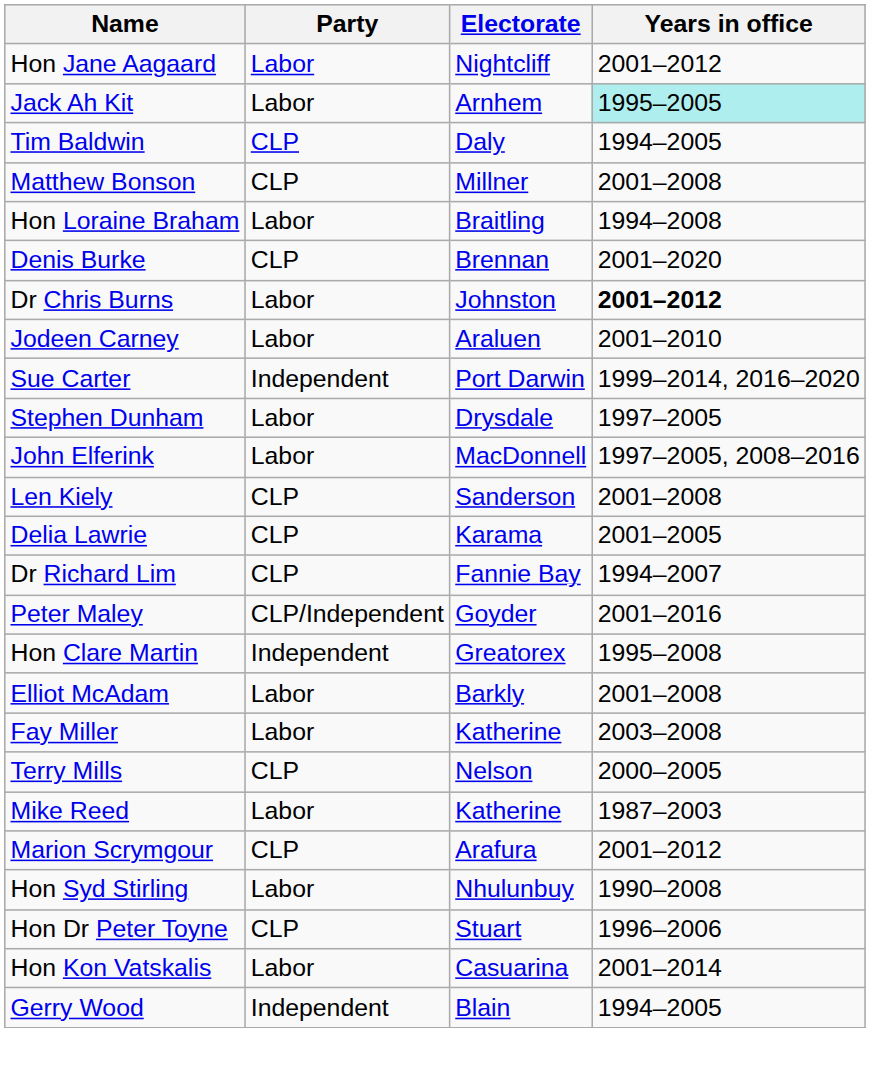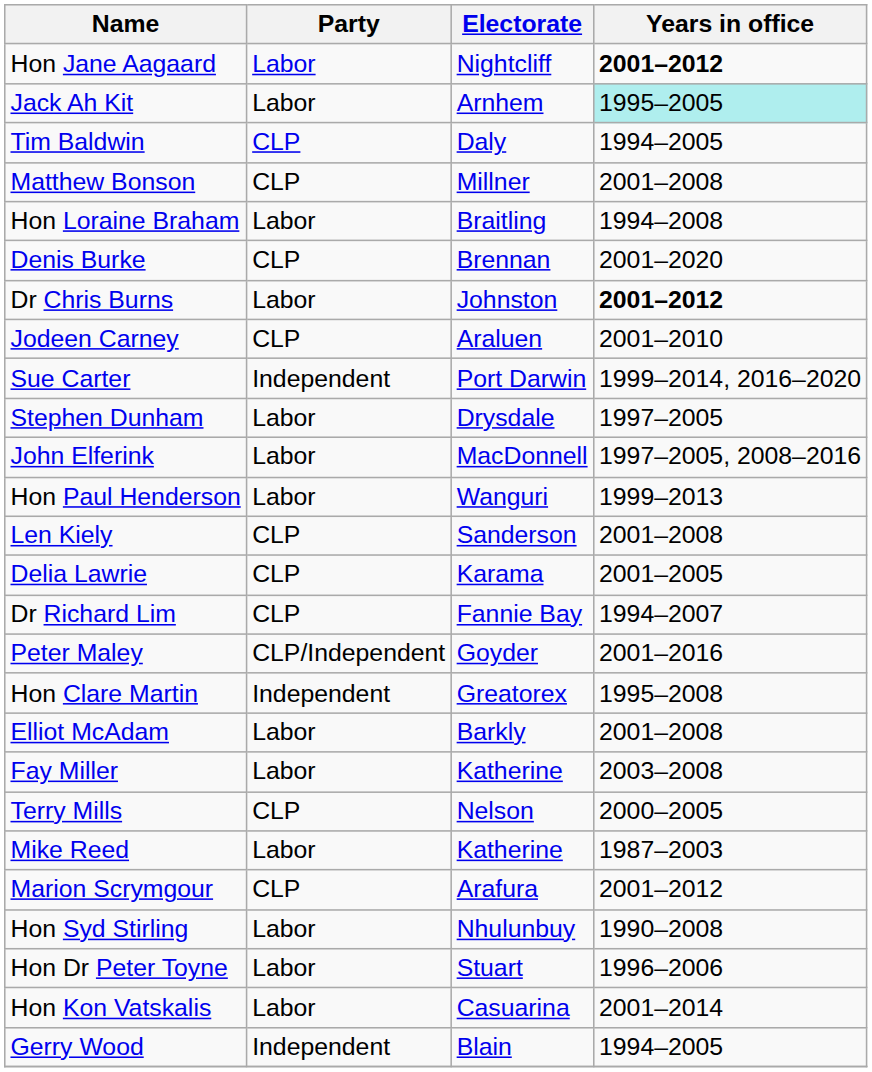(660, 63) normal -> (661, 63) bold
(282, 338) Labor -> (276, 338) CLP
+ row: (126, 496)
(275, 928) CLP -> (284, 968) Labor
